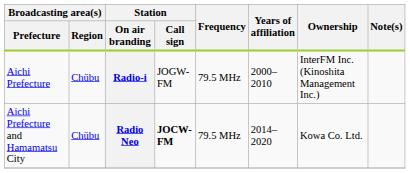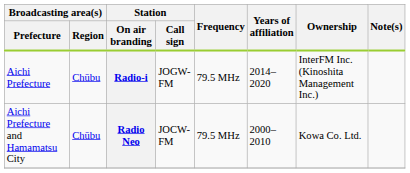(264, 77) 2000–2010 -> (263, 77) 2014–2020
(174, 135) bold -> (174, 135) normal
(264, 135) 2014–2020 -> (263, 135) 2000–2010
